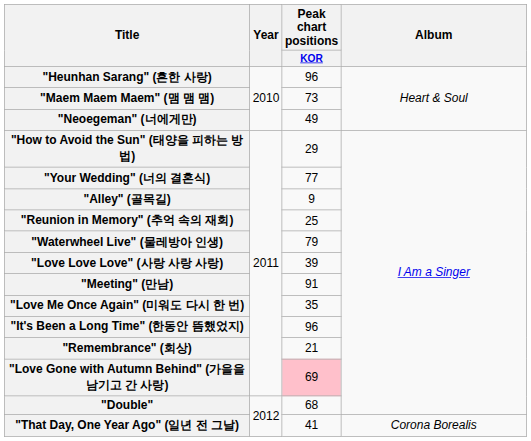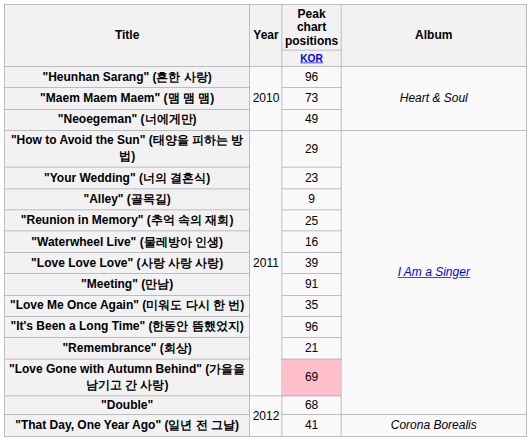(312, 178) 77 -> (312, 178) 23
(312, 241) 79 -> (312, 241) 16
